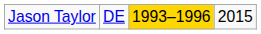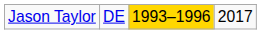(235, 16) 2015 -> (235, 16) 2017
